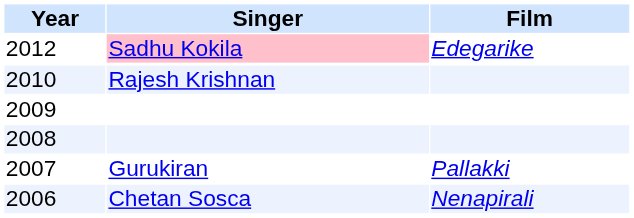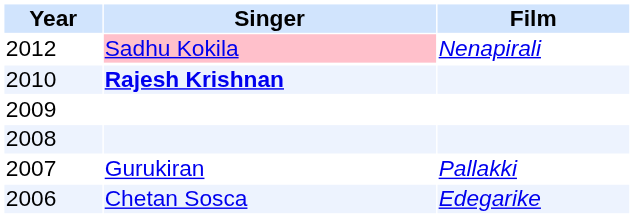(482, 48) Edegarike -> (490, 48) Nenapirali
(192, 79) normal -> (194, 79) bold
(482, 198) Nenapirali -> (490, 198) Edegarike
